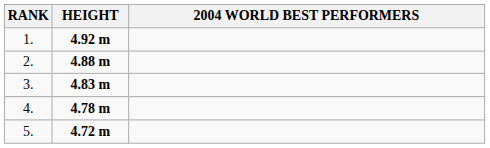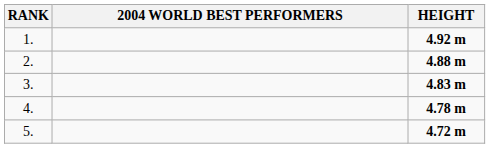columns swapped: (306, 16) <-> (90, 16)
